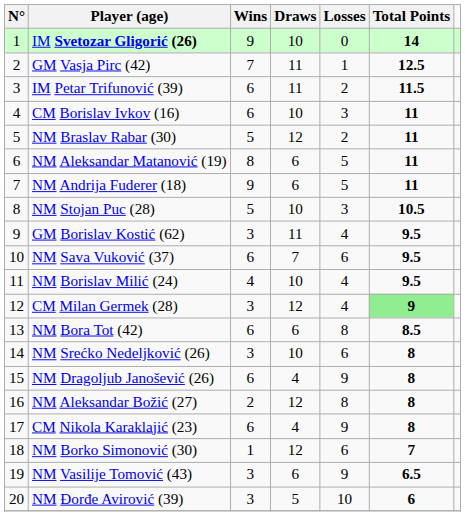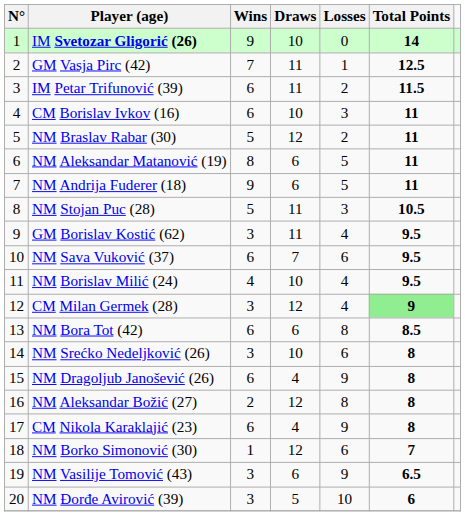(295, 209) 10 -> (295, 209) 11
